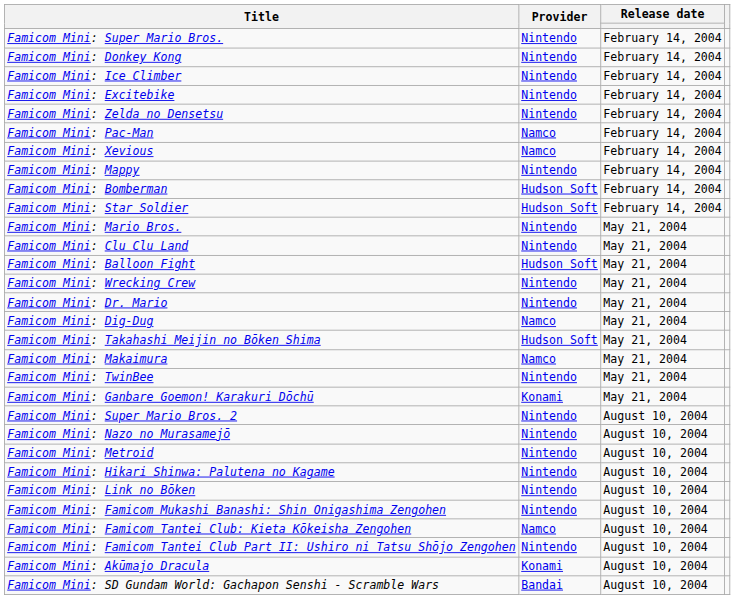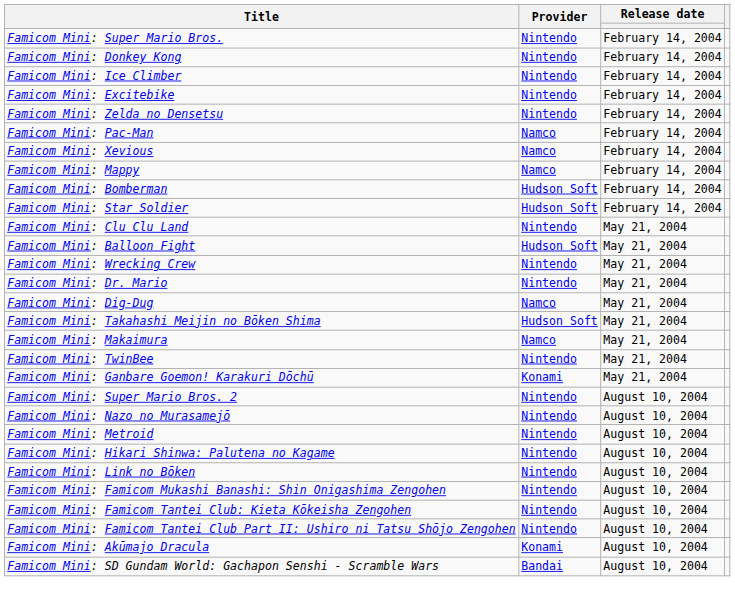(549, 170) Nintendo -> (539, 170) Namco
- row: (94, 227)
(539, 529) Namco -> (549, 510) Nintendo
